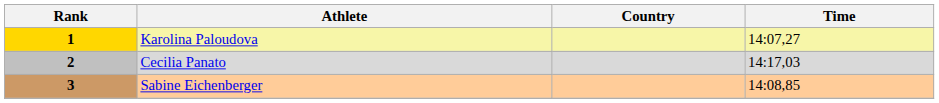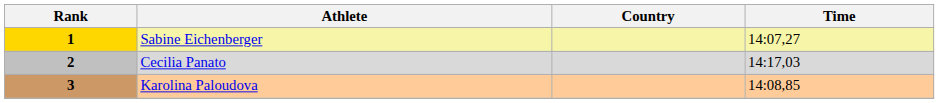(199, 39) Karolina Paloudova -> (201, 39) Sabine Eichenberger
(201, 86) Sabine Eichenberger -> (199, 86) Karolina Paloudova
